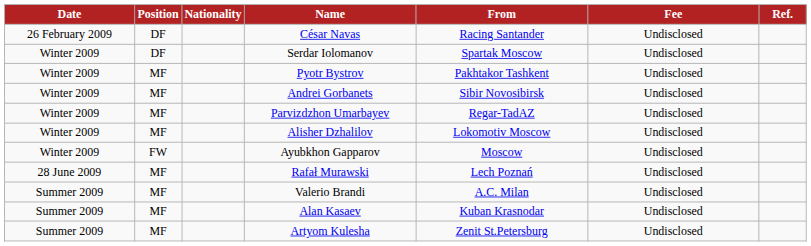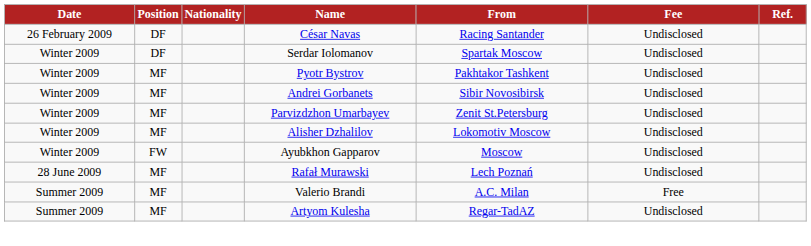(502, 113) Regar-TadAZ -> (502, 113) Zenit St.Petersburg
(673, 192) Undisclosed -> (673, 192) Free
- row: (330, 211)
(502, 231) Zenit St.Petersburg -> (502, 211) Regar-TadAZ
